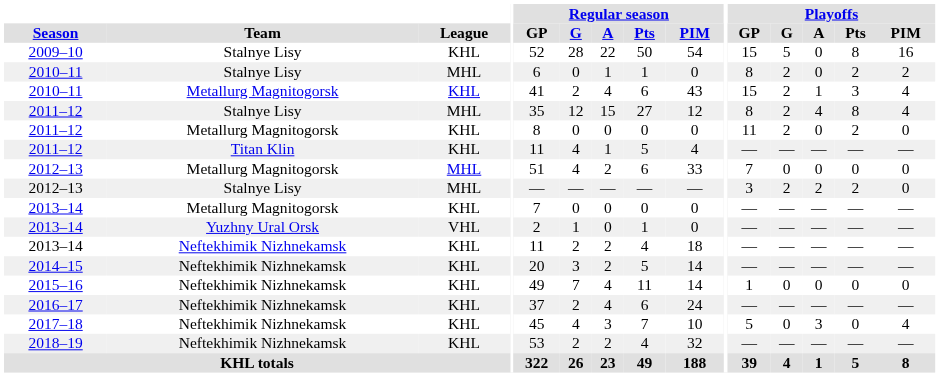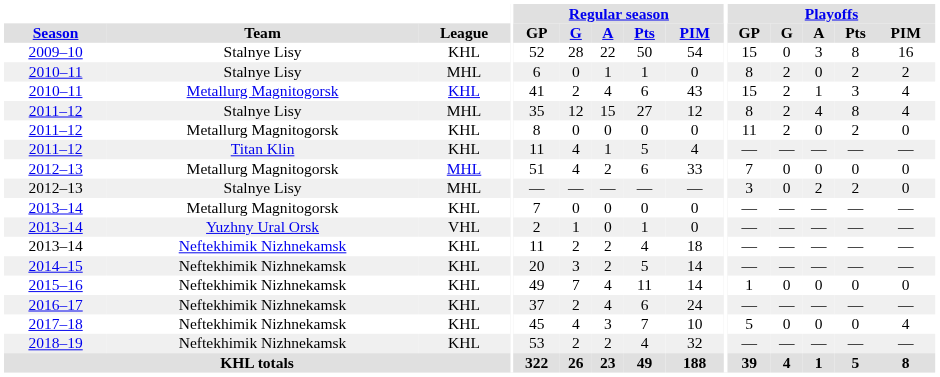(787, 52) 5 -> (787, 52) 0
(819, 52) 0 -> (819, 52) 3
(787, 188) 2 -> (787, 188) 0
(819, 324) 3 -> (819, 324) 0
